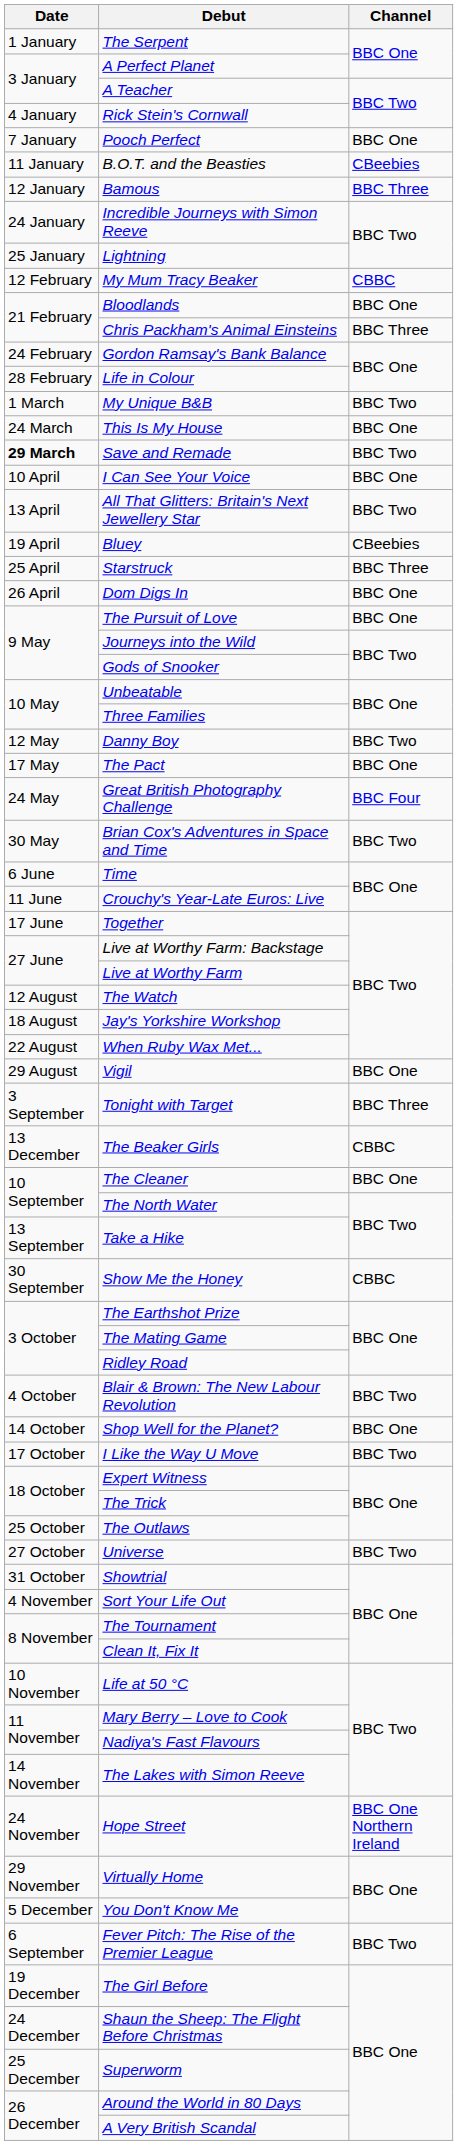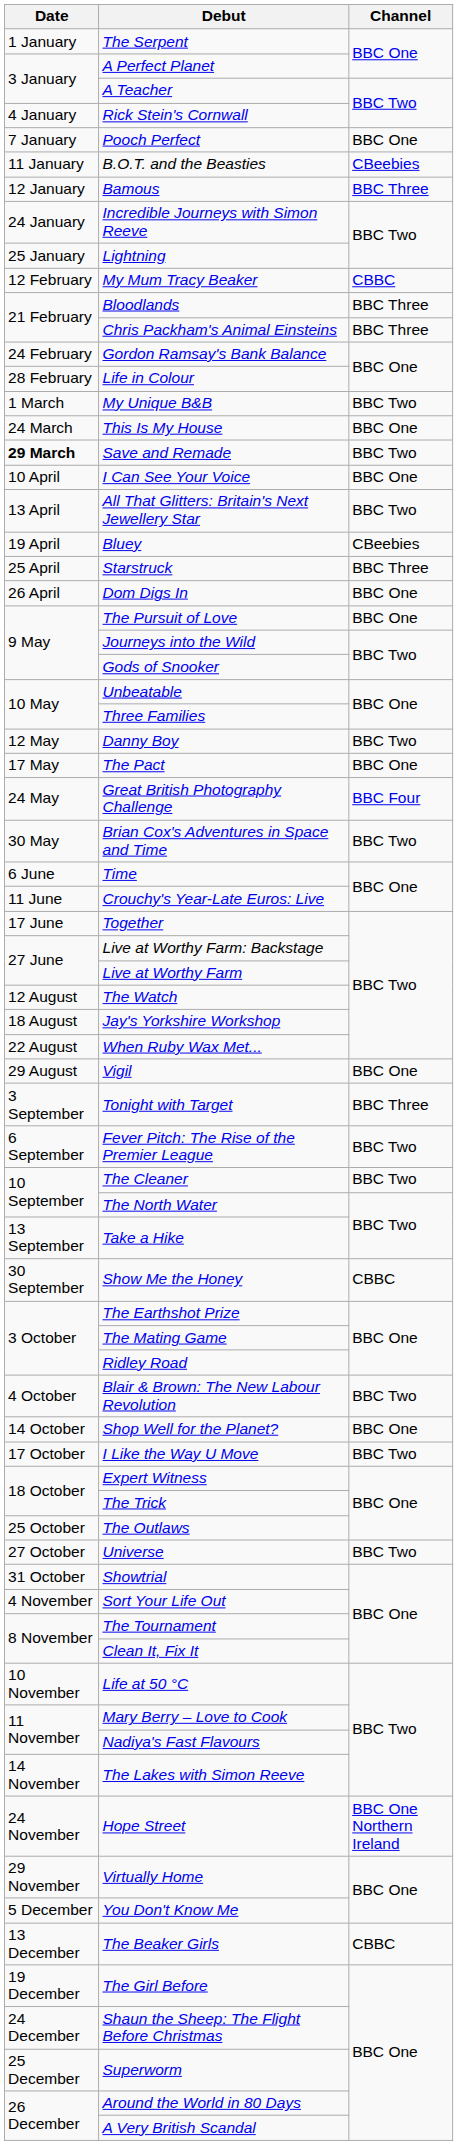(385, 305) BBC One -> (390, 305) BBC Three
rows swapped: (199, 1943) <-> (161, 1146)
(385, 1179) BBC One -> (384, 1179) BBC Two
